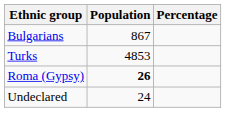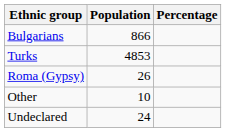(141, 35) 867 -> (141, 35) 866
(144, 76) bold -> (144, 76) normal
+ row: (22, 96)
